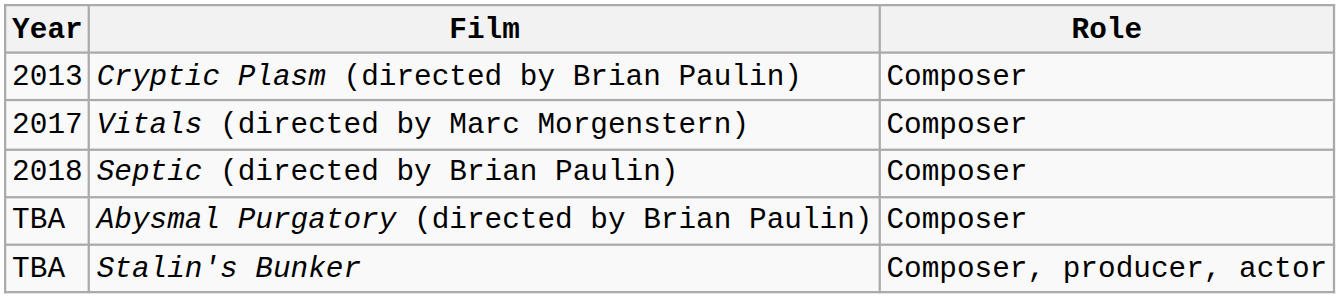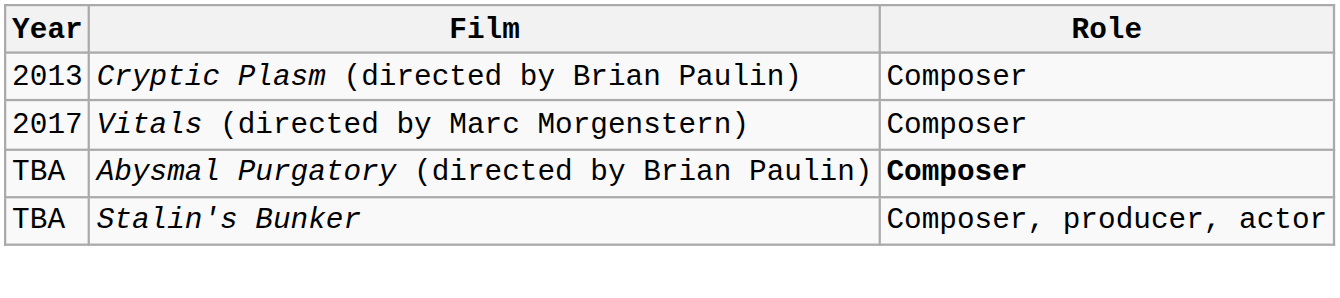- row: (388, 173)
(957, 221) normal -> (957, 173) bold
